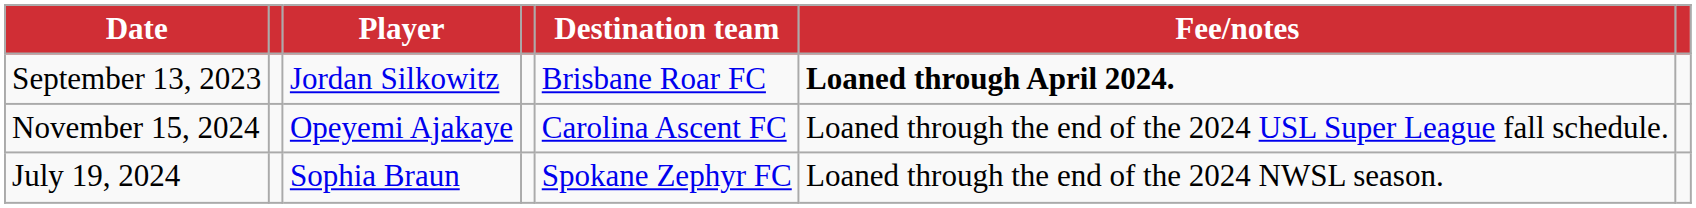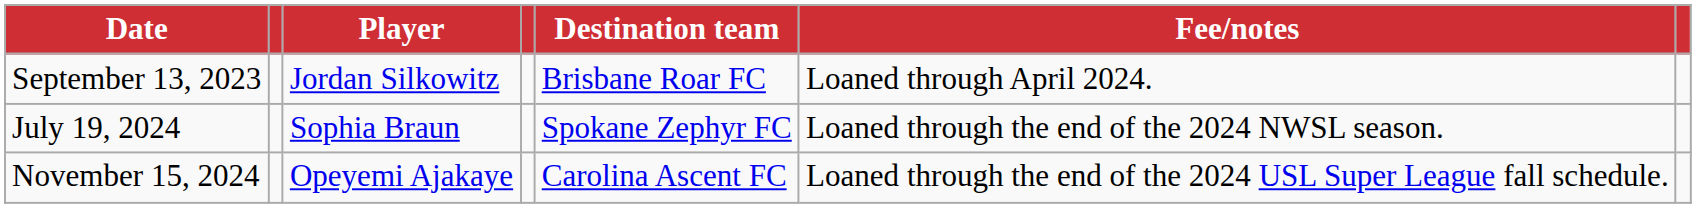(990, 78) bold -> (979, 78) normal
rows swapped: (96, 176) <-> (136, 127)
